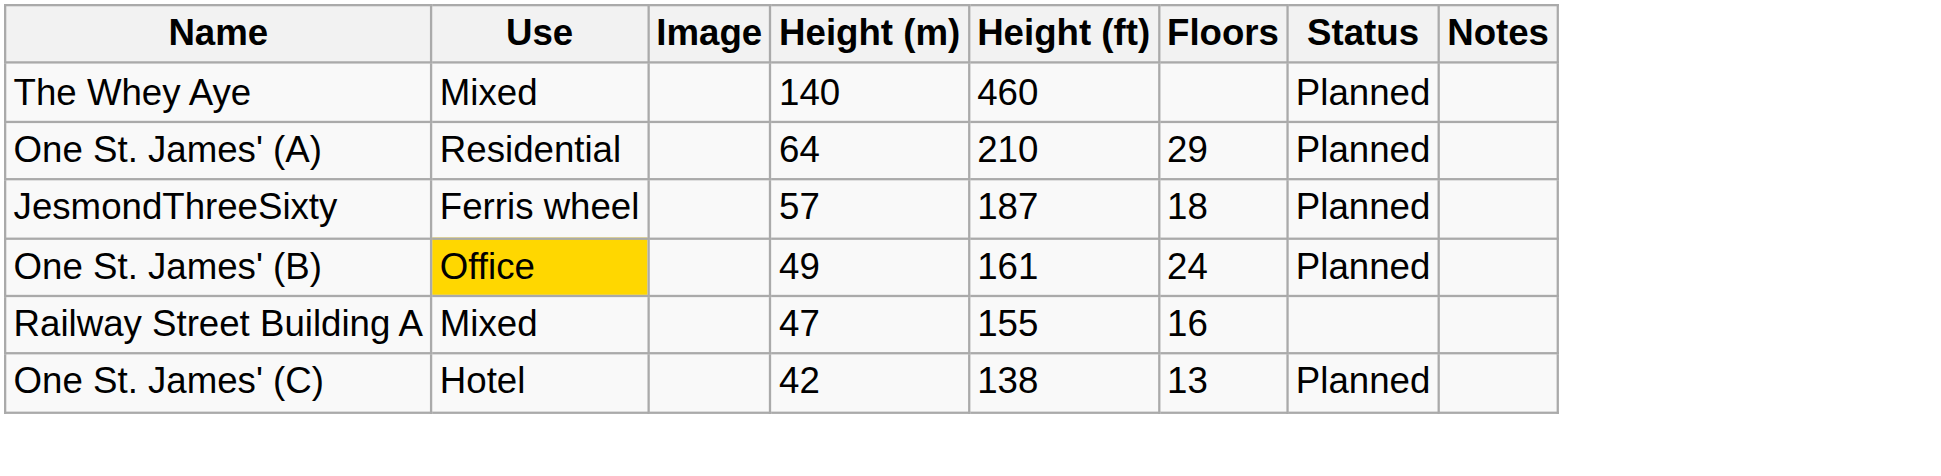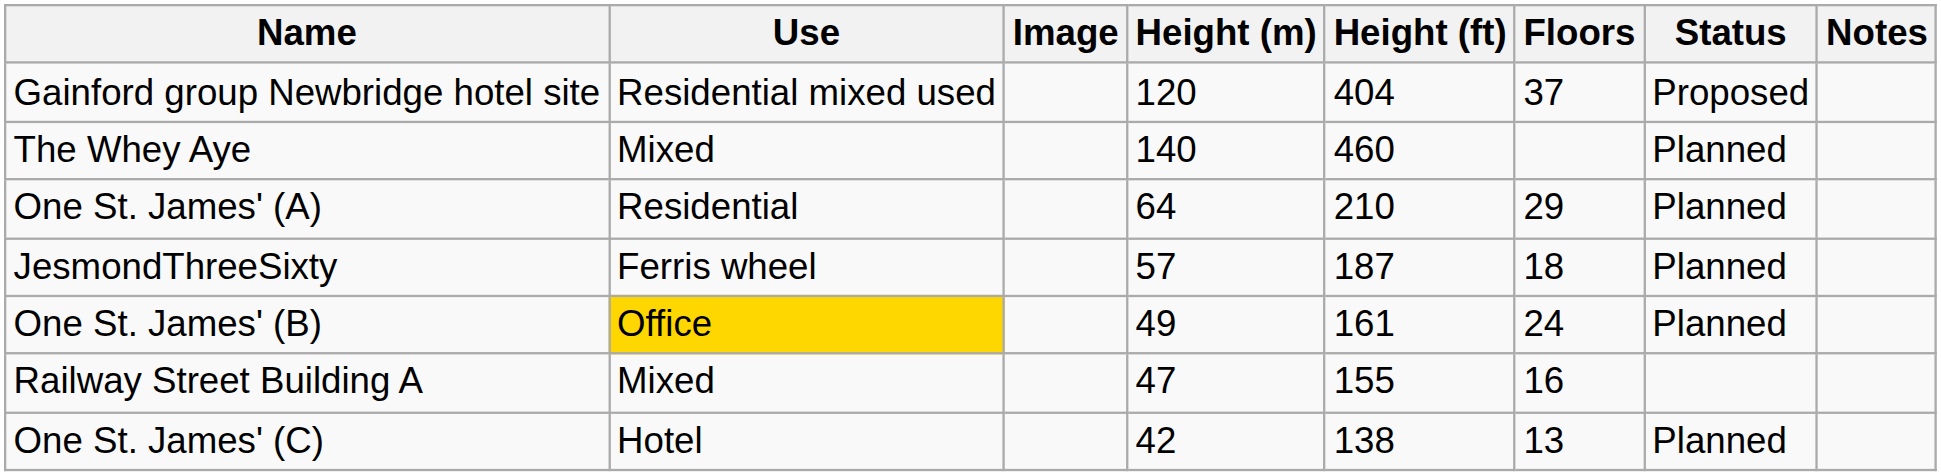+ row: (307, 91)
